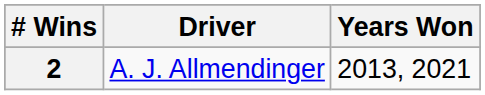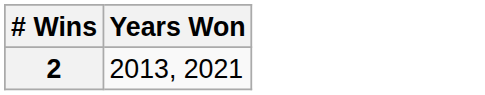- column: (217, 26)
